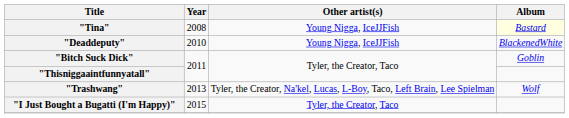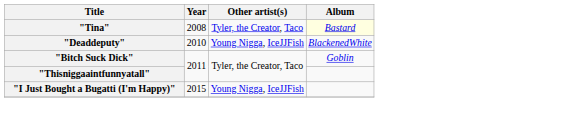(353, 27) Young Nigga, IceJJFish -> (257, 27) Tyler, the Creator, Taco
- row: (94, 89)
(353, 105) Tyler, the Creator, Taco -> (257, 89) Young Nigga, IceJJFish
